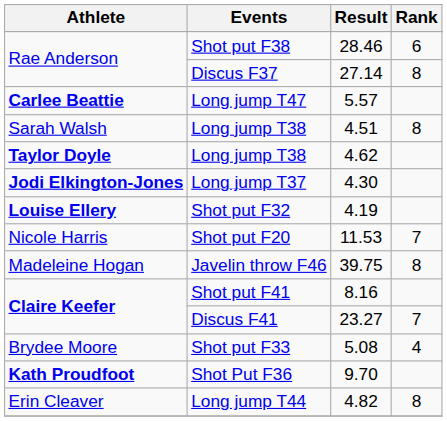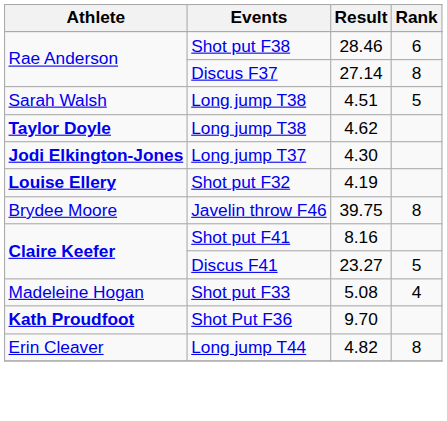- row: (249, 100)
(417, 127) 8 -> (417, 100) 5
- row: (241, 237)
(76, 264) Madeleine Hogan -> (63, 210) Brydee Moore
(417, 319) 7 -> (417, 264) 5
(63, 347) Brydee Moore -> (76, 292) Madeleine Hogan
